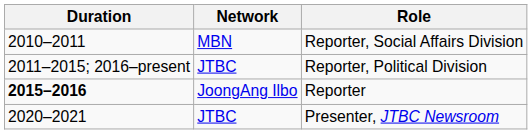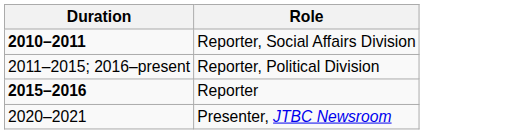- column: (247, 16)
(47, 41) normal -> (47, 41) bold
